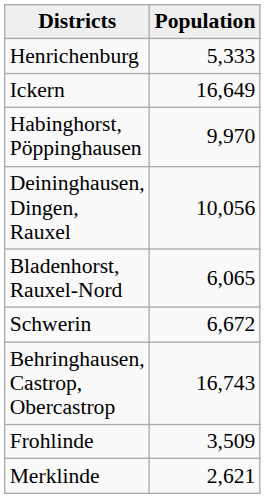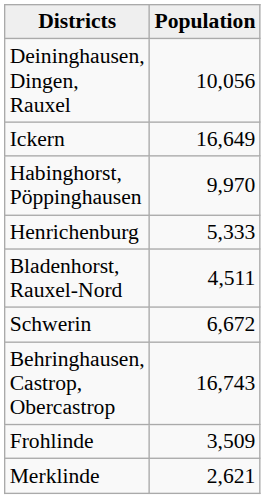rows swapped: (74, 55) <-> (77, 207)
(231, 277) 6,065 -> (232, 277) 4,511
